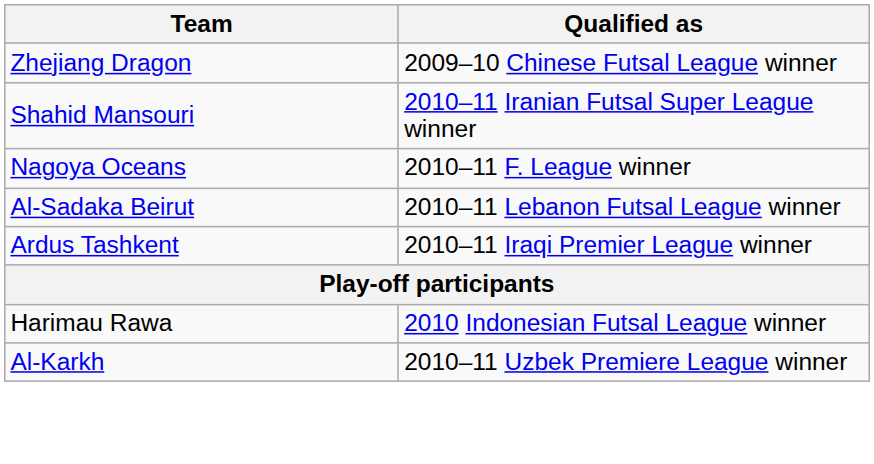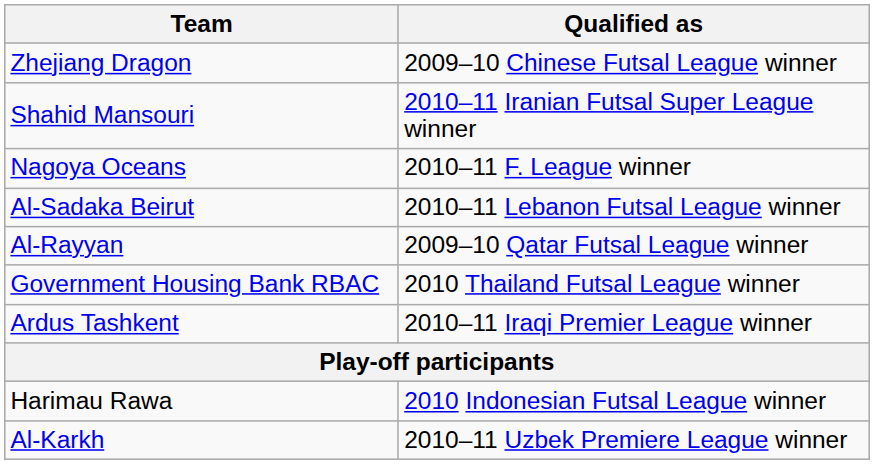+ row: (67, 245)
+ row: (195, 284)
